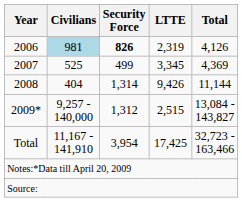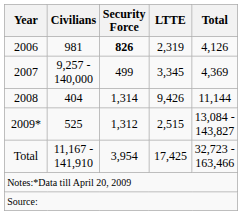(73, 46) lightblue background -> (73, 46) no background
(73, 65) 525 -> (73, 72) 9,257 - 140,000
(73, 110) 9,257 - 140,000 -> (73, 123) 525
